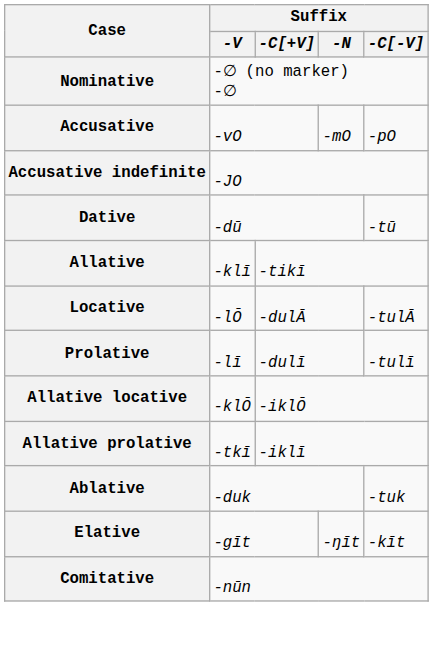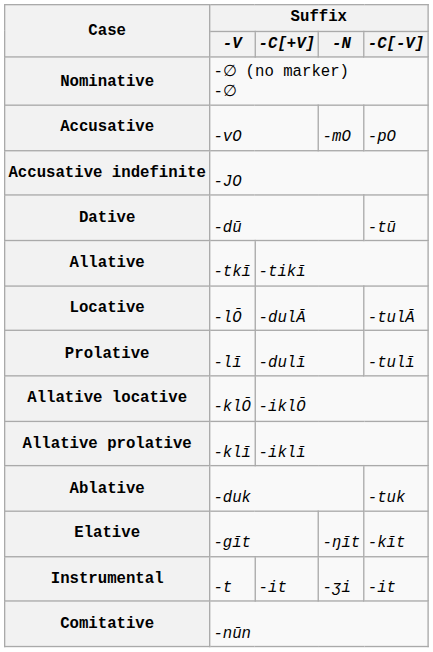(232, 272) -klī -> (232, 272) -tkī
(232, 452) -tkī -> (232, 452) -klī
+ row: (107, 578)
